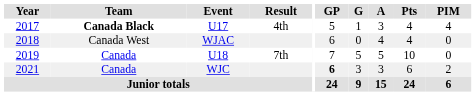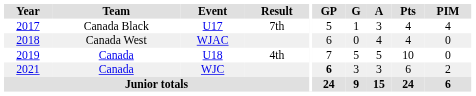(119, 26) bold -> (116, 26) normal
(281, 26) 4th -> (277, 26) 7th
(281, 55) 7th -> (277, 55) 4th
